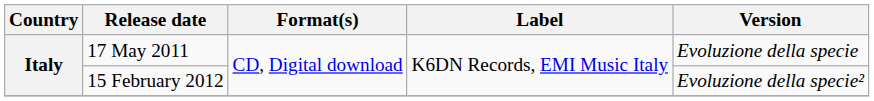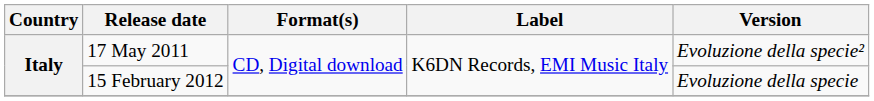(768, 50) Evoluzione della specie -> (770, 50) Evoluzione della specie²
(770, 80) Evoluzione della specie² -> (768, 80) Evoluzione della specie
